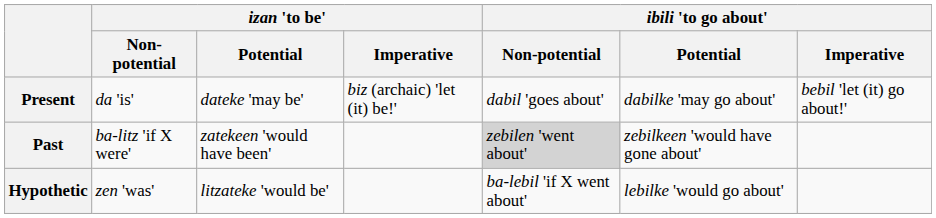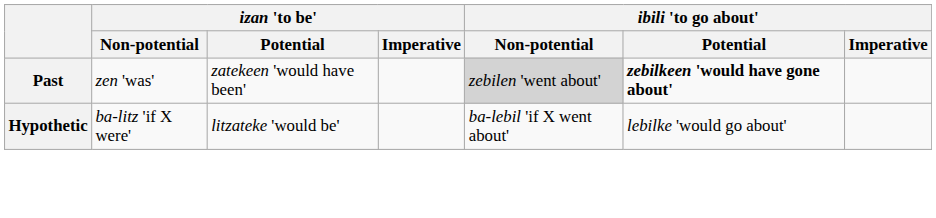- row: (48, 99)
(134, 145) ba-litz 'if X were' -> (125, 80) zen 'was'
(698, 145) normal -> (723, 80) bold
(125, 190) zen 'was' -> (134, 126) ba-litz 'if X were'
